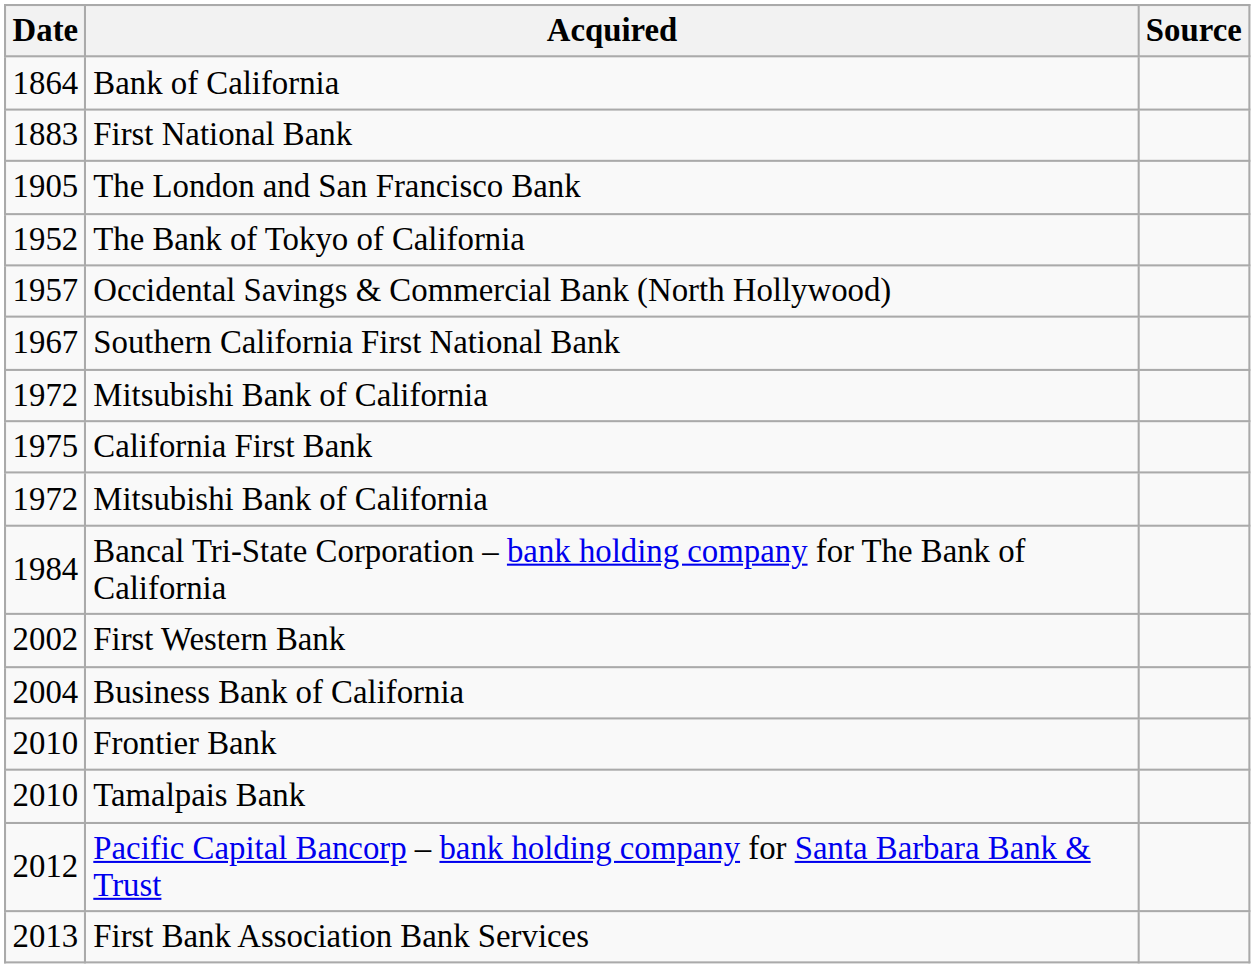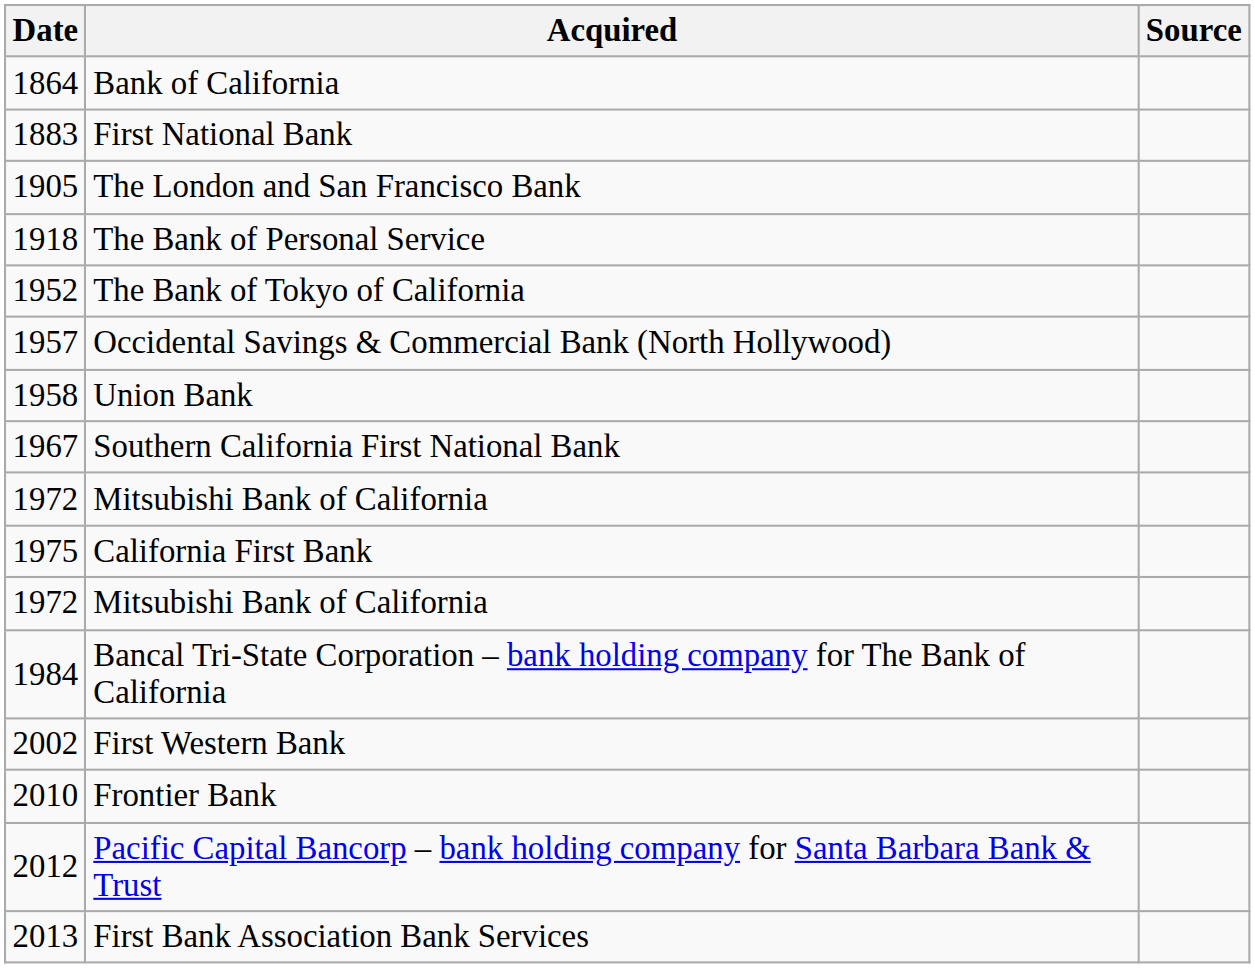+ row: (45, 238)
+ row: (45, 394)
- row: (45, 691)
- row: (45, 795)
